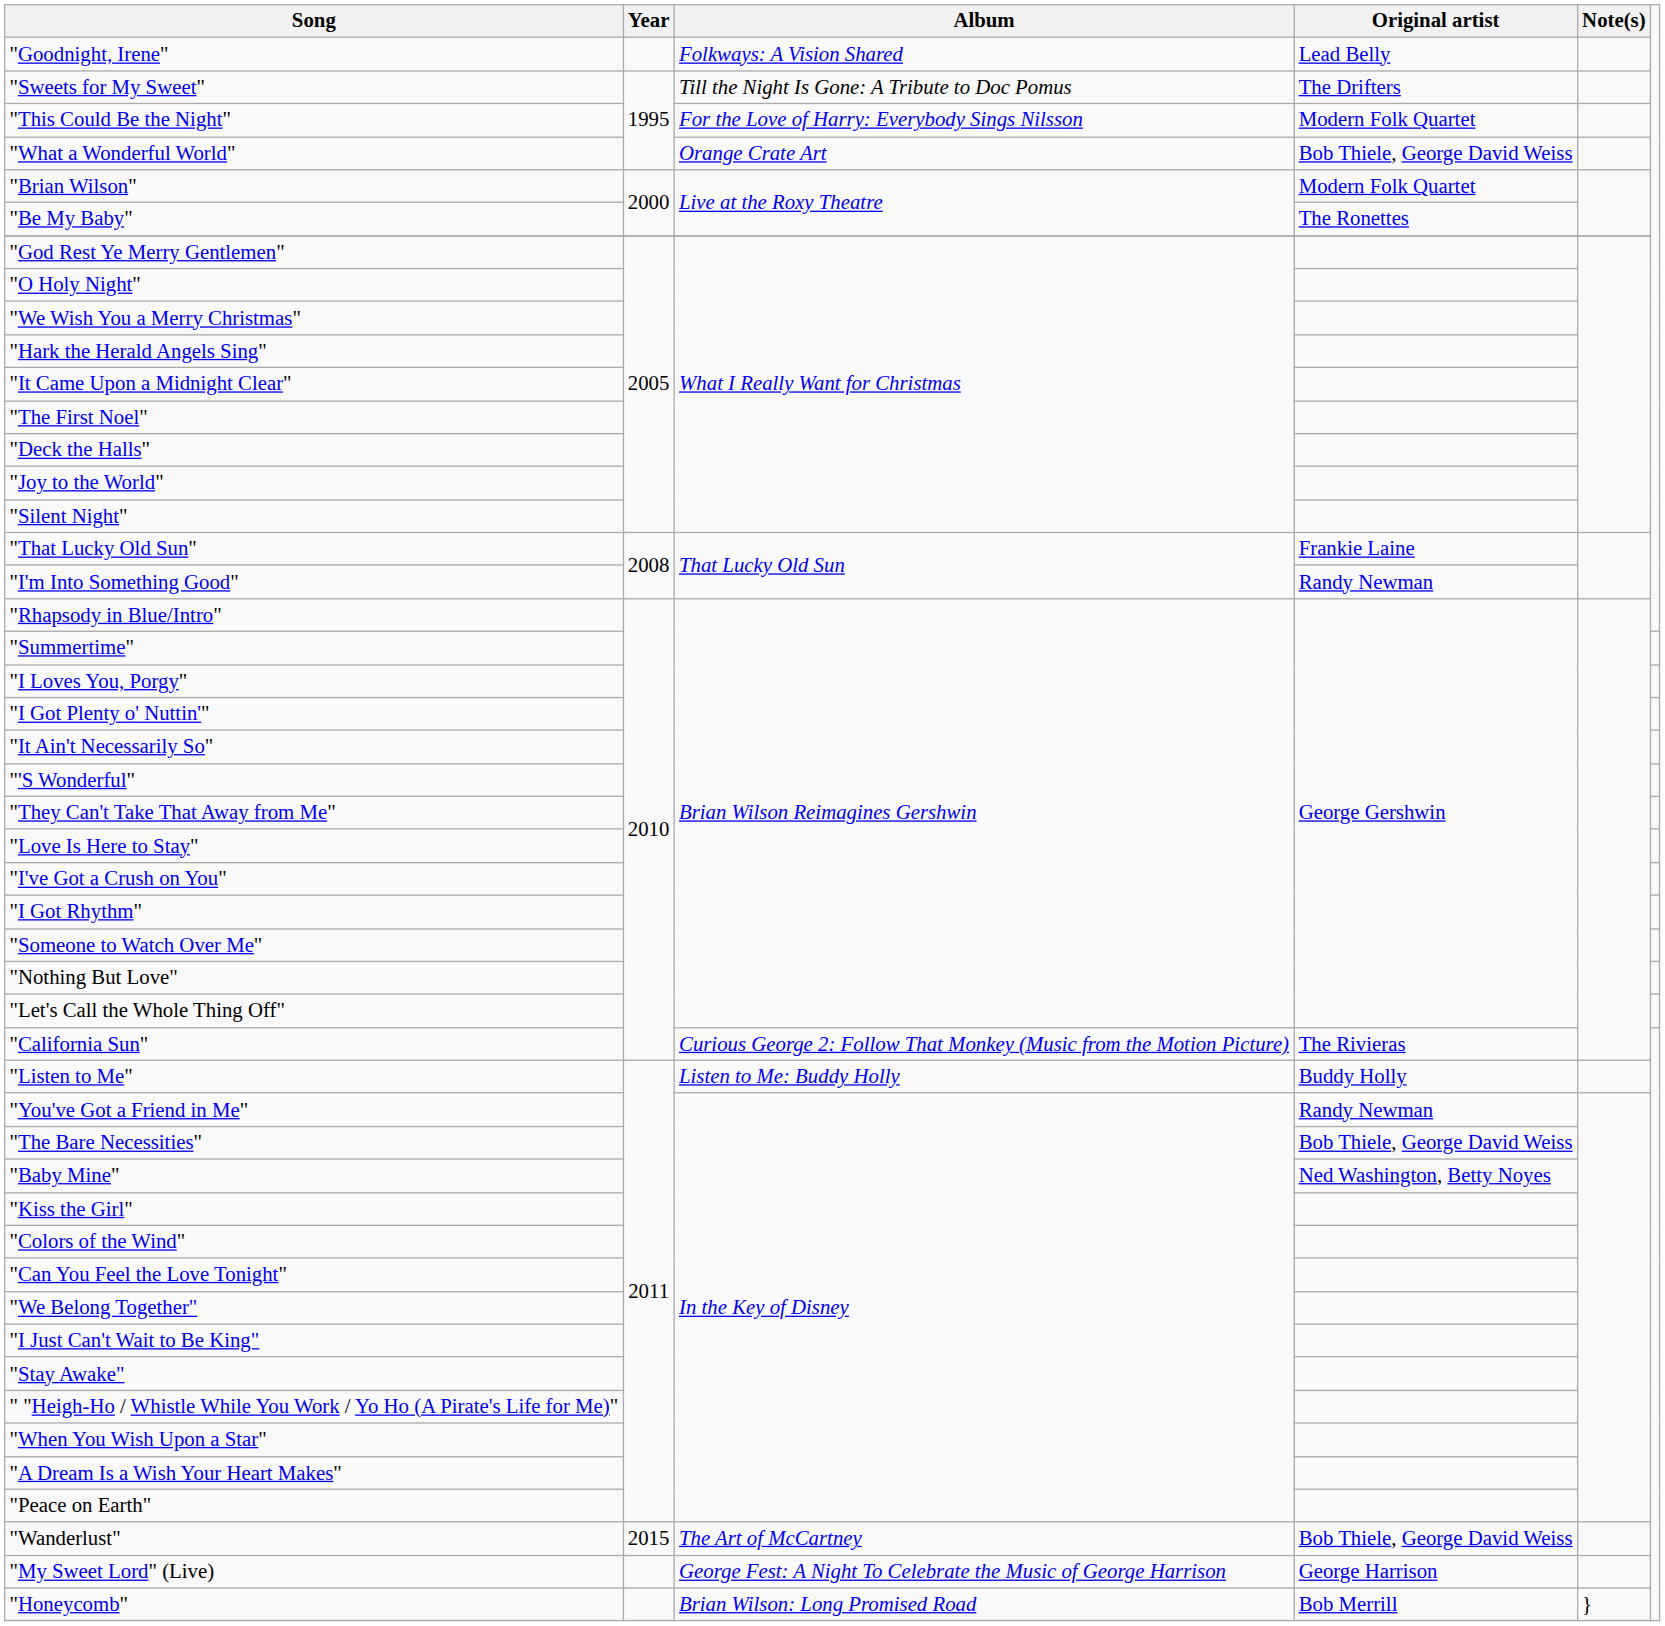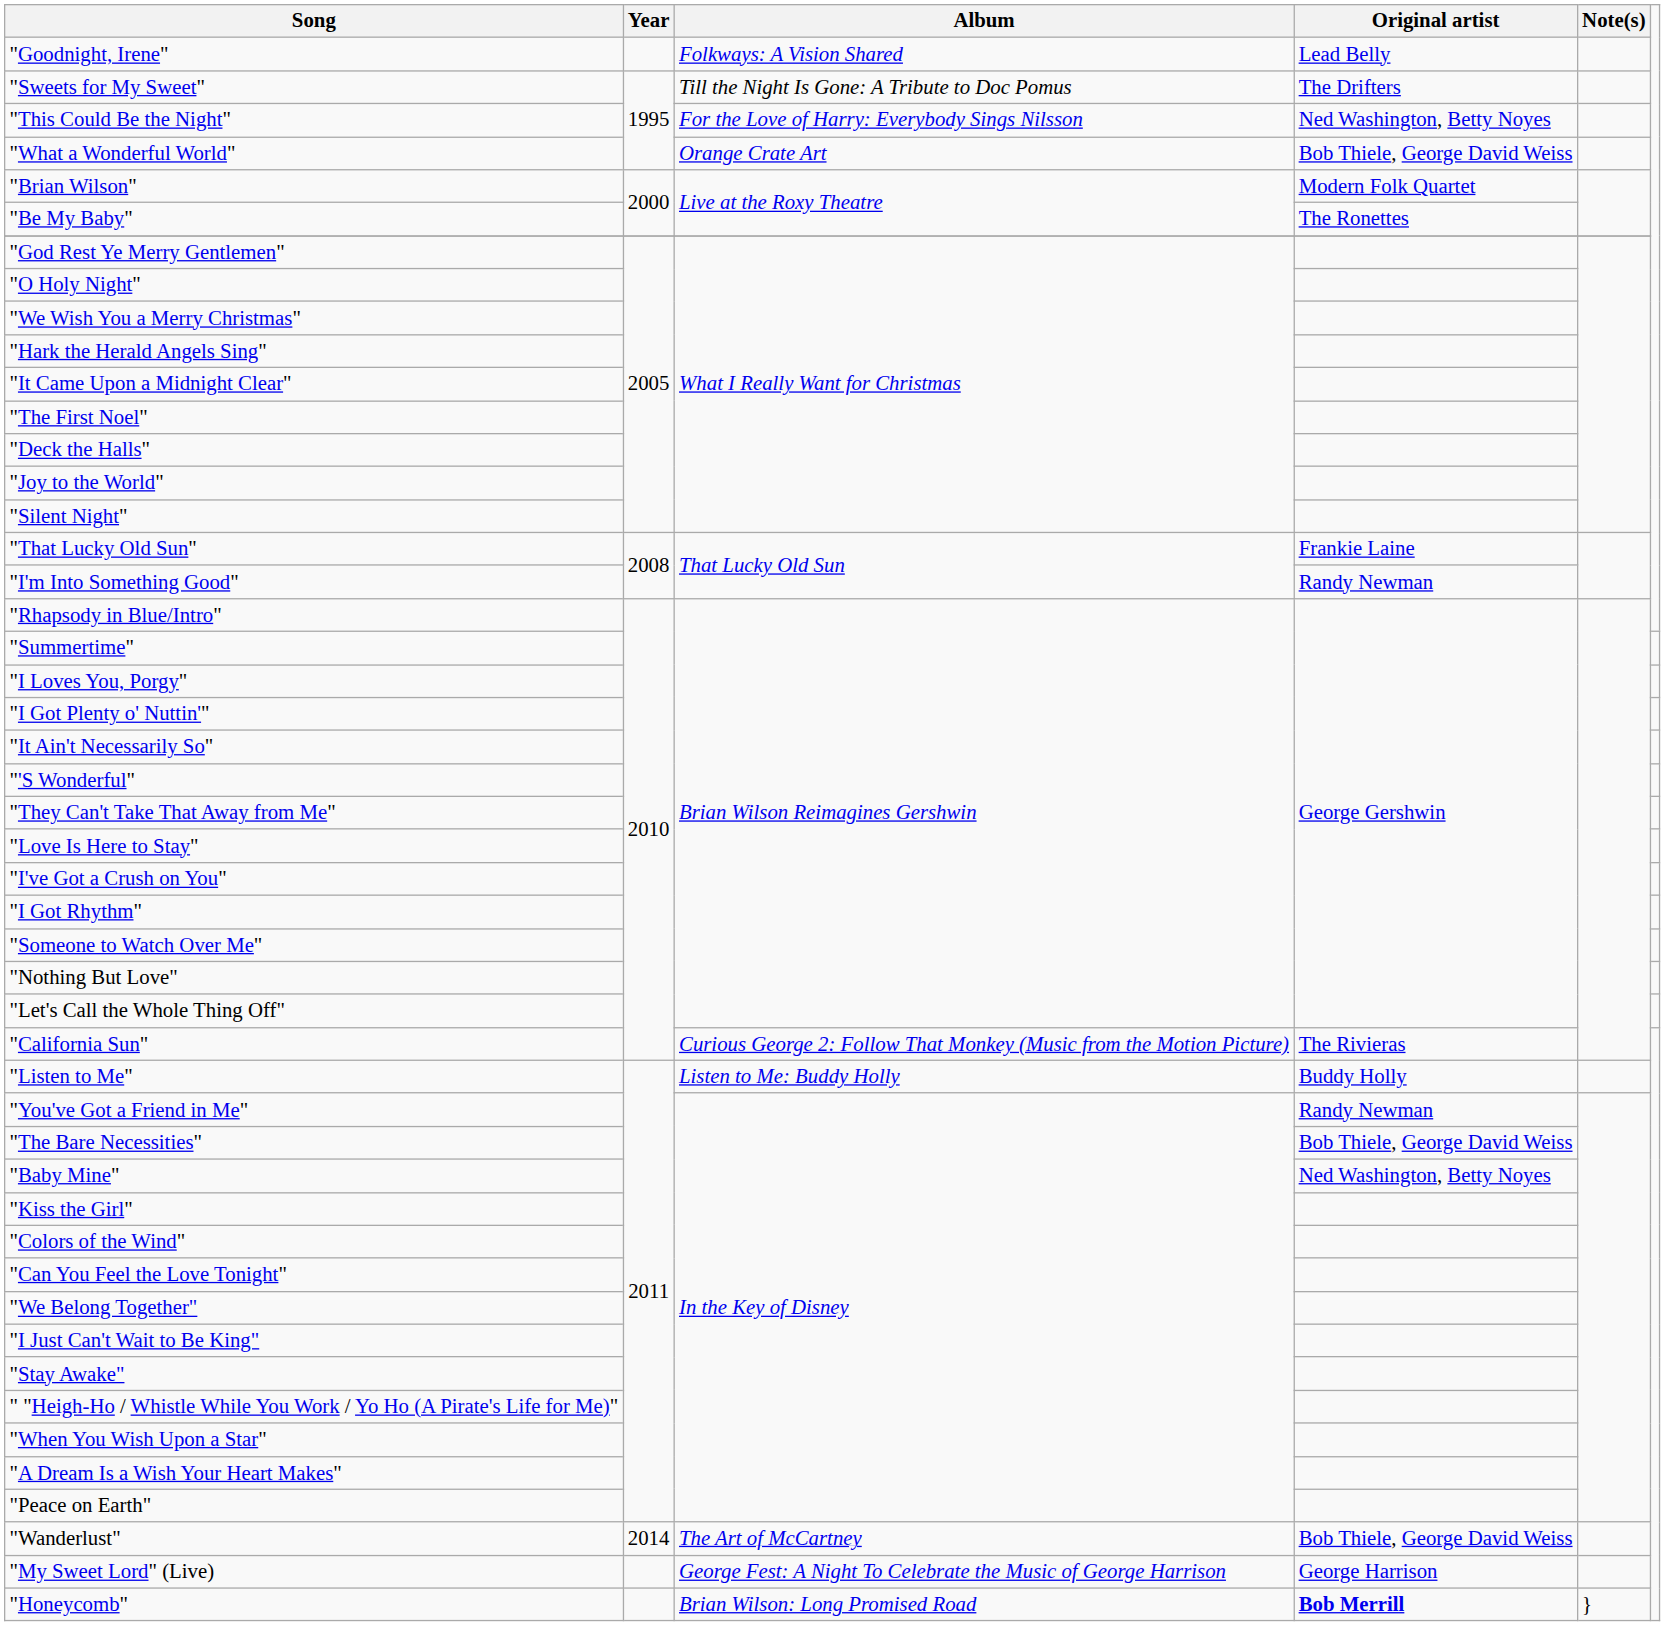(1387, 119) Modern Folk Quartet -> (1425, 119) Ned Washington, Betty Noyes
(649, 1538) 2015 -> (649, 1538) 2014
(1348, 1604) normal -> (1351, 1604) bold
